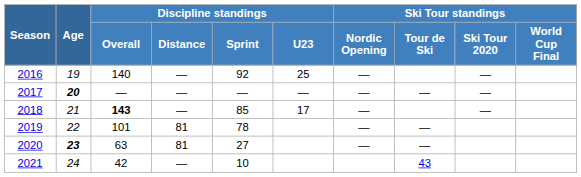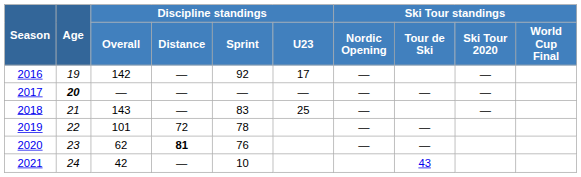(121, 74) 140 -> (121, 74) 142
(303, 74) 25 -> (303, 74) 17
(121, 110) bold -> (121, 110) normal
(242, 110) 85 -> (242, 110) 83
(303, 110) 17 -> (303, 110) 25
(182, 128) 81 -> (182, 128) 72
(73, 145) bold -> (73, 145) normal
(121, 145) 63 -> (121, 145) 62
(182, 145) normal -> (182, 145) bold
(242, 145) 27 -> (242, 145) 76
